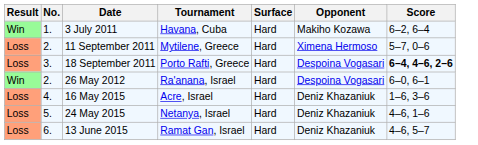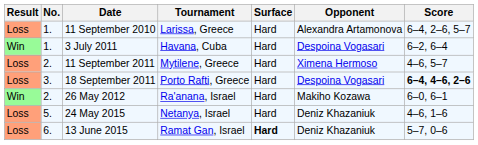+ row: (110, 29)
(334, 29) Makiho Kozawa -> (341, 46) Despoina Vogasari
(409, 46) 5–7, 0–6 -> (427, 63) 4–6, 5–7
(341, 79) Despoina Vogasari -> (334, 96) Makiho Kozawa
- row: (95, 96)
(265, 130) normal -> (266, 130) bold
(409, 130) 4–6, 5–7 -> (427, 130) 5–7, 0–6
